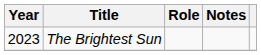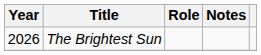(24, 38) 2023 -> (24, 38) 2026
